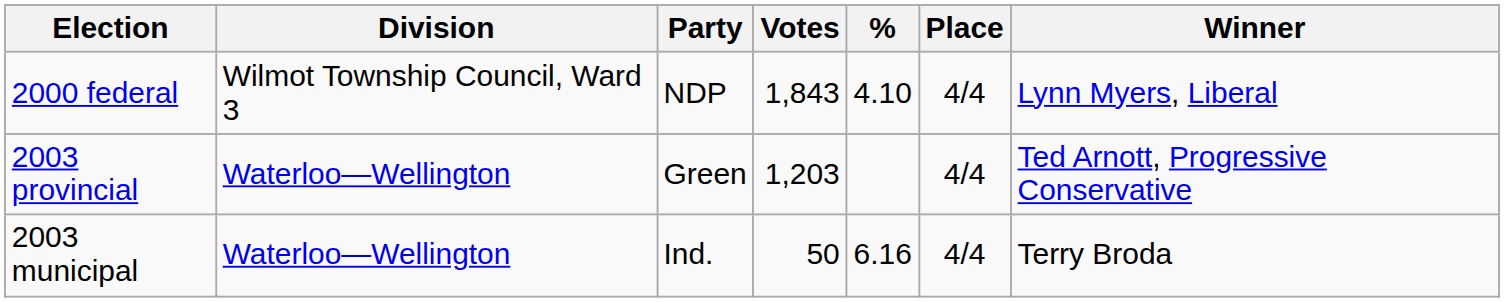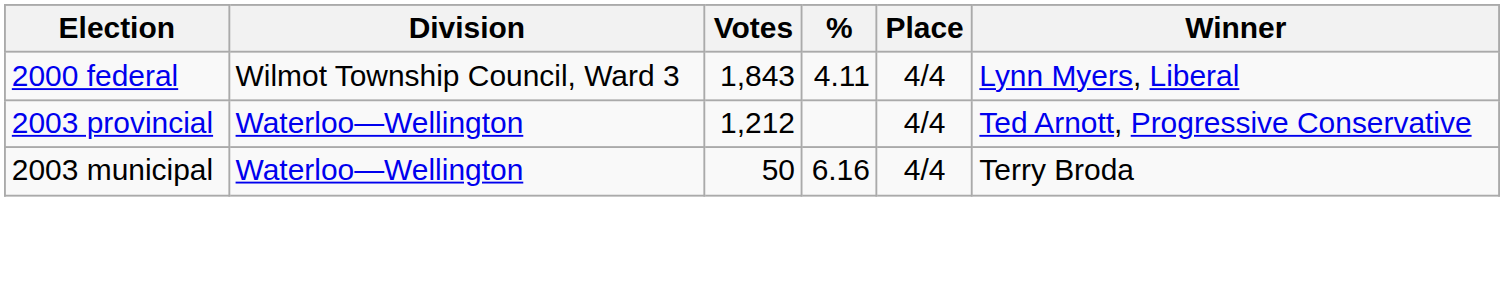- column: (705, 28)
(883, 92) 4.10 -> (842, 75) 4.11
(802, 173) 1,203 -> (758, 123) 1,212
